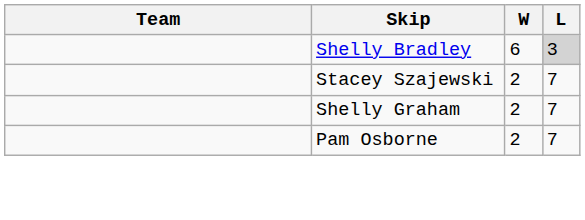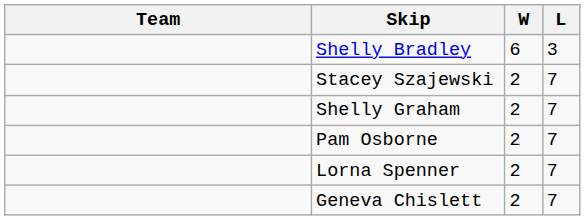(552, 50) lightgrey background -> (552, 50) no background
+ row: (388, 170)
+ row: (399, 200)
